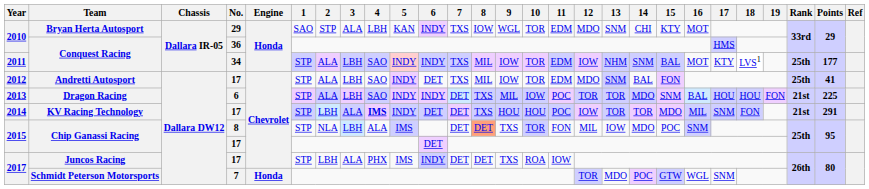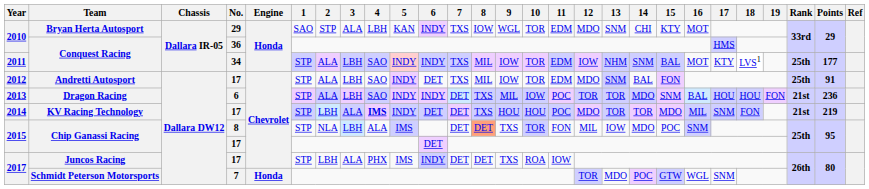(830, 80) 41 -> (830, 80) 91
(830, 96) 225 -> (830, 96) 236
(588, 112) IOW -> (588, 112) MDO
(830, 112) 291 -> (830, 112) 219
